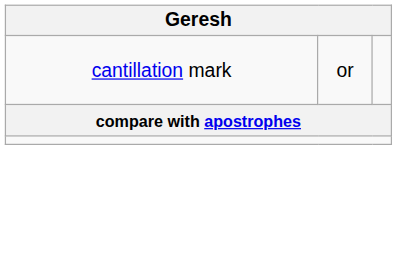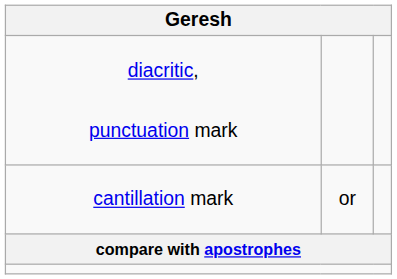+ row: (163, 100)
